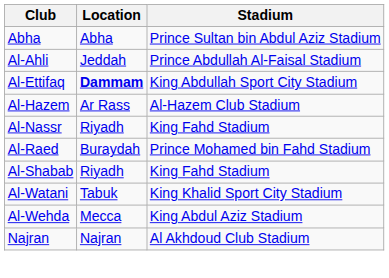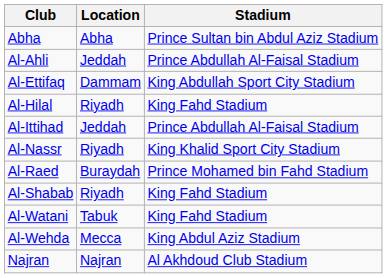(112, 82) bold -> (110, 82) normal
- row: (39, 104)
+ row: (30, 104)
+ row: (35, 127)
(210, 127) King Fahd Stadium -> (244, 149) King Khalid Sport City Stadium
(246, 194) King Khalid Sport City Stadium -> (207, 216) King Fahd Stadium
